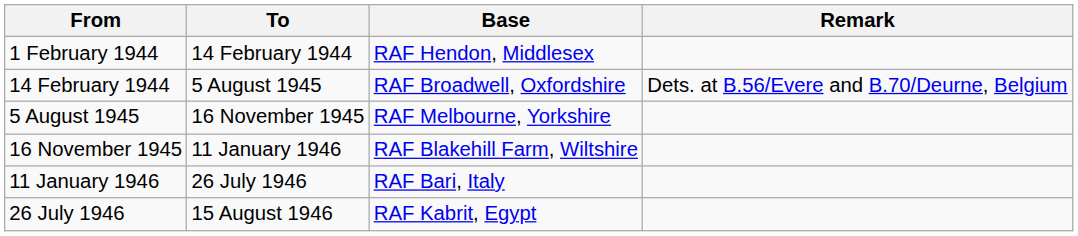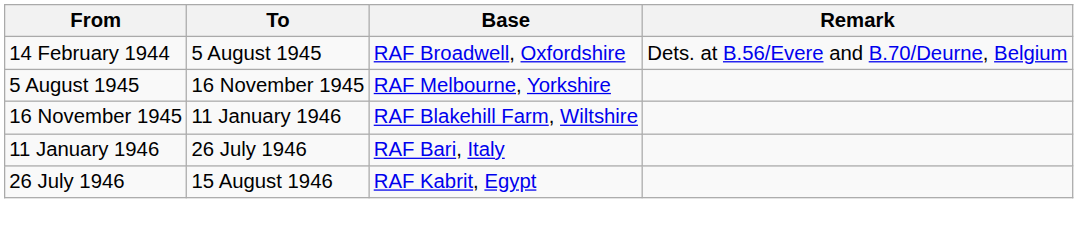- row: (84, 52)
